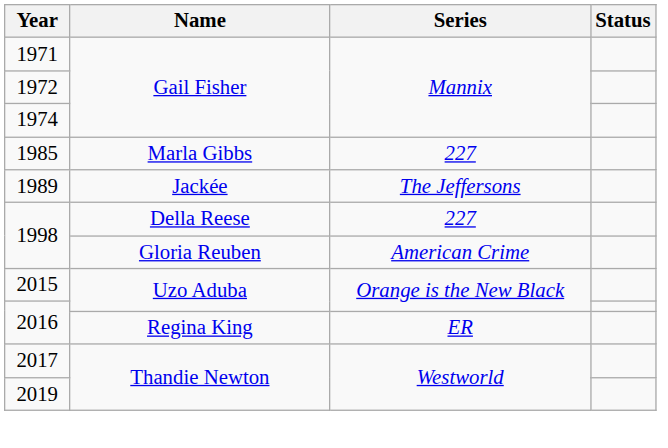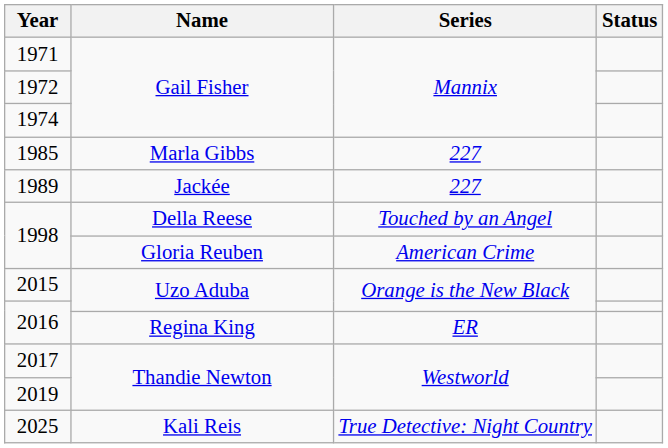(460, 185) The Jeffersons -> (465, 185) 227
(460, 218) 227 -> (465, 218) Touched by an Angel
+ row: (38, 426)
